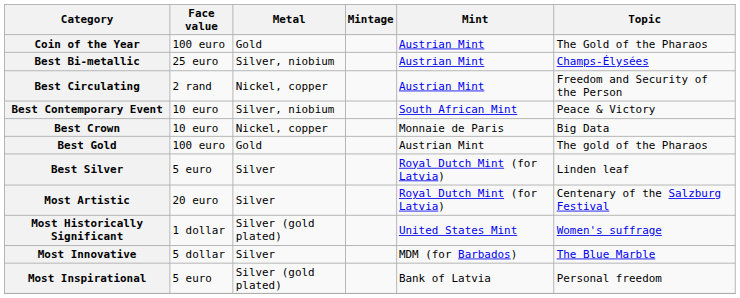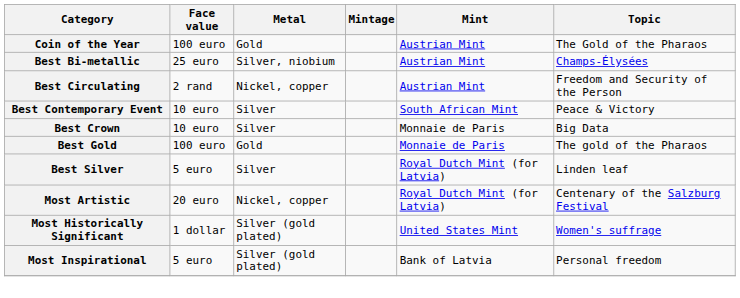(285, 110) Silver, niobium -> (256, 110) Silver
(282, 128) Nickel, copper -> (256, 128) Silver
(442, 145) Austrian Mint -> (452, 145) Monnaie de Paris
(255, 200) Silver -> (282, 200) Nickel, copper
- row: (87, 254)
